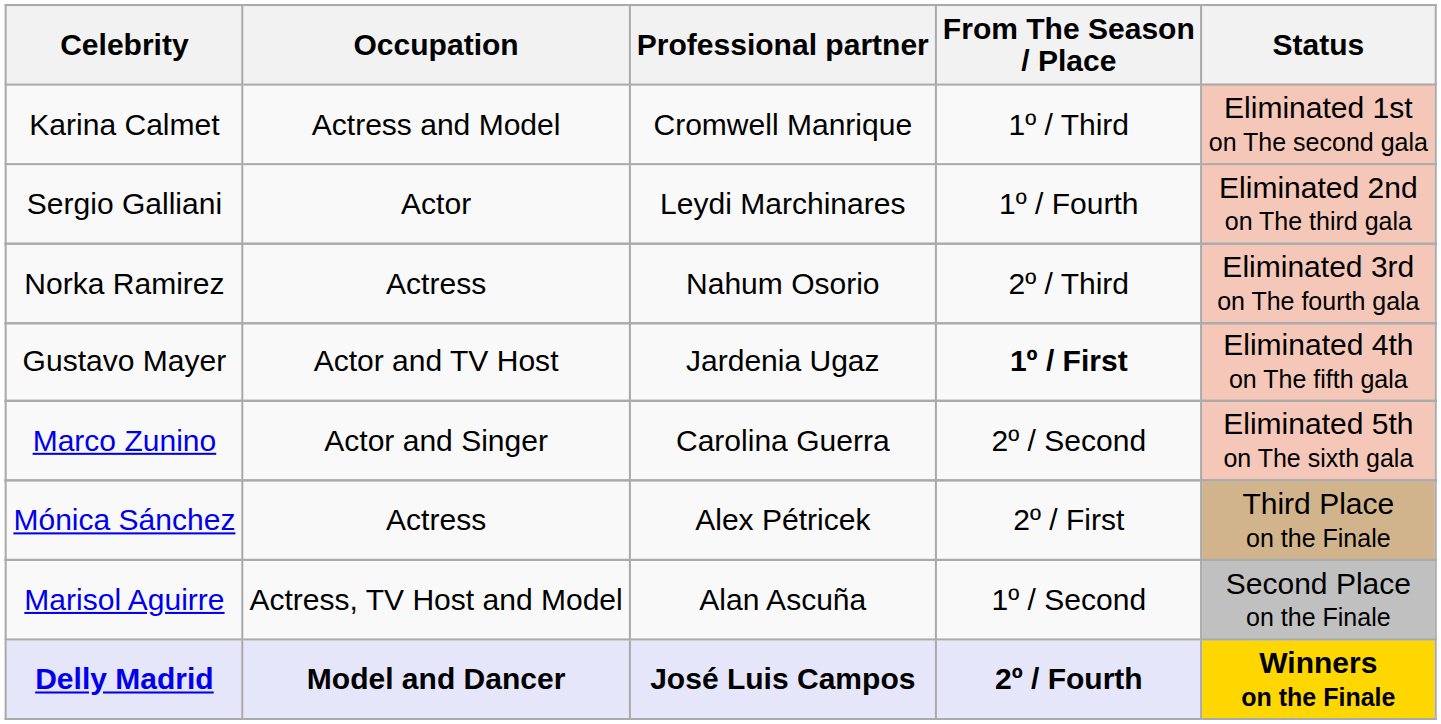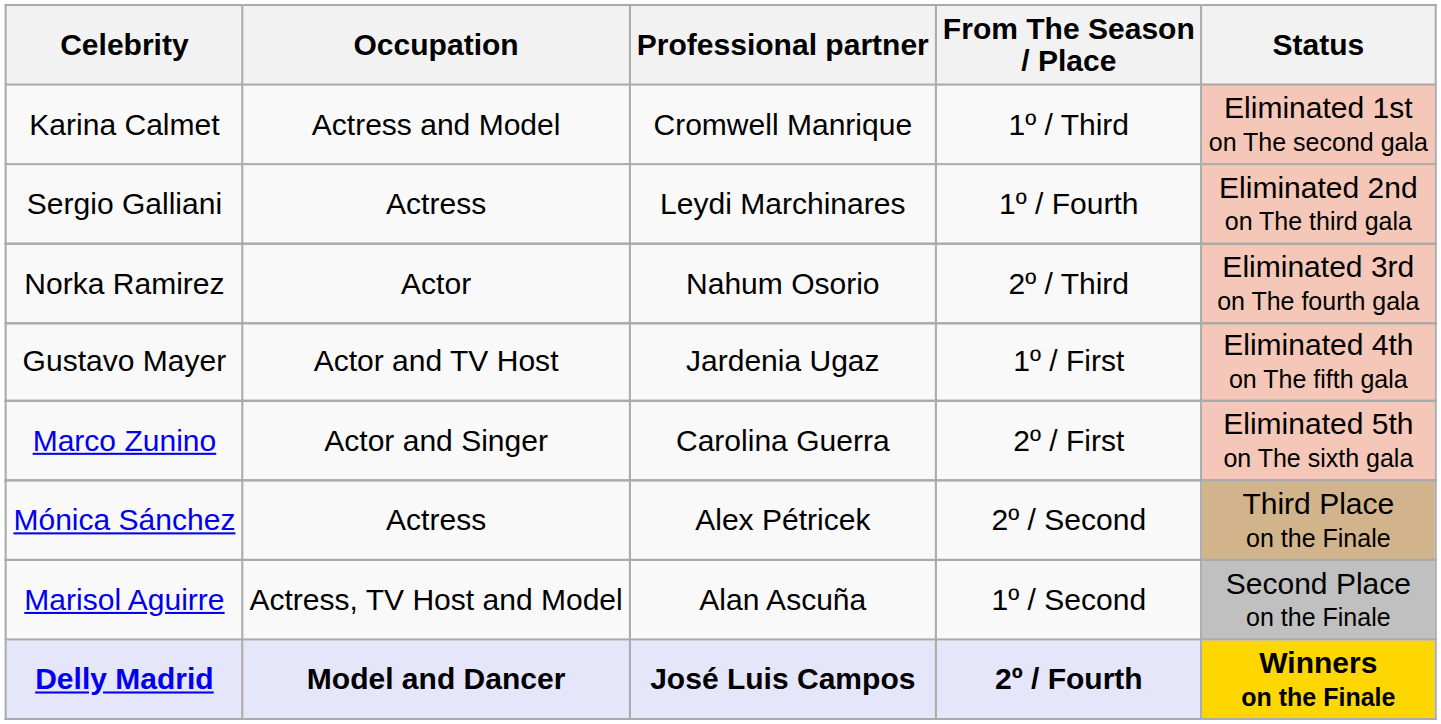(436, 203) Actor -> (436, 203) Actress
(436, 282) Actress -> (436, 282) Actor
(1069, 362) bold -> (1069, 362) normal
(1069, 441) 2º / Second -> (1069, 441) 2º / First
(1069, 520) 2º / First -> (1069, 520) 2º / Second
